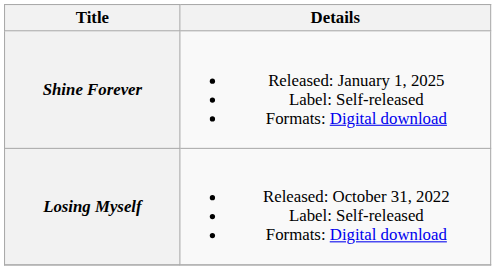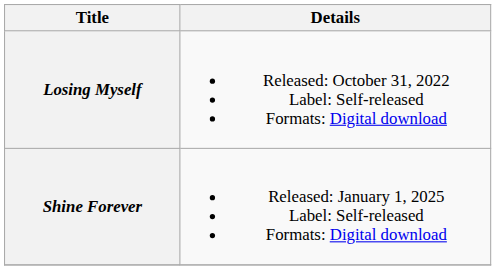rows swapped: (92, 206) <-> (92, 89)
